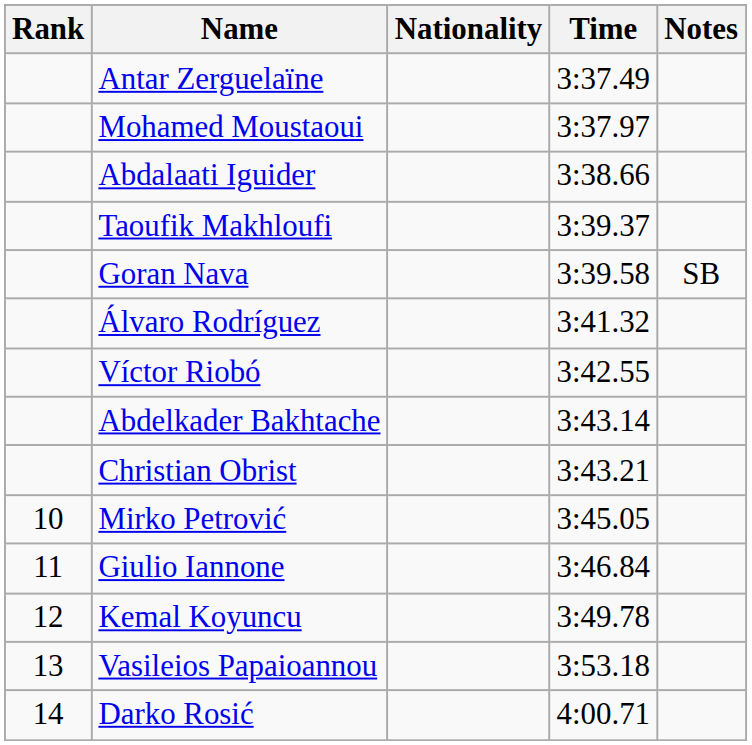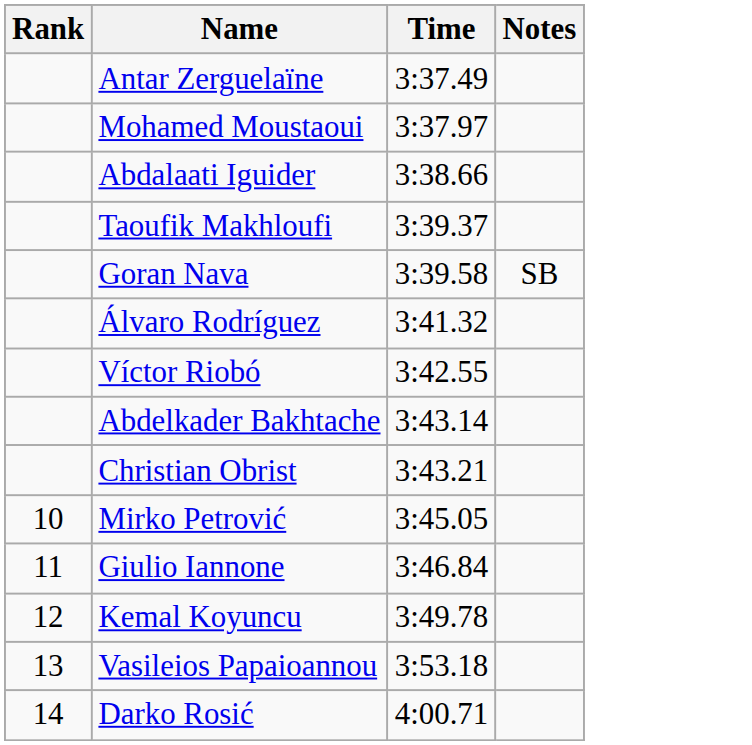- column: (469, 28)
